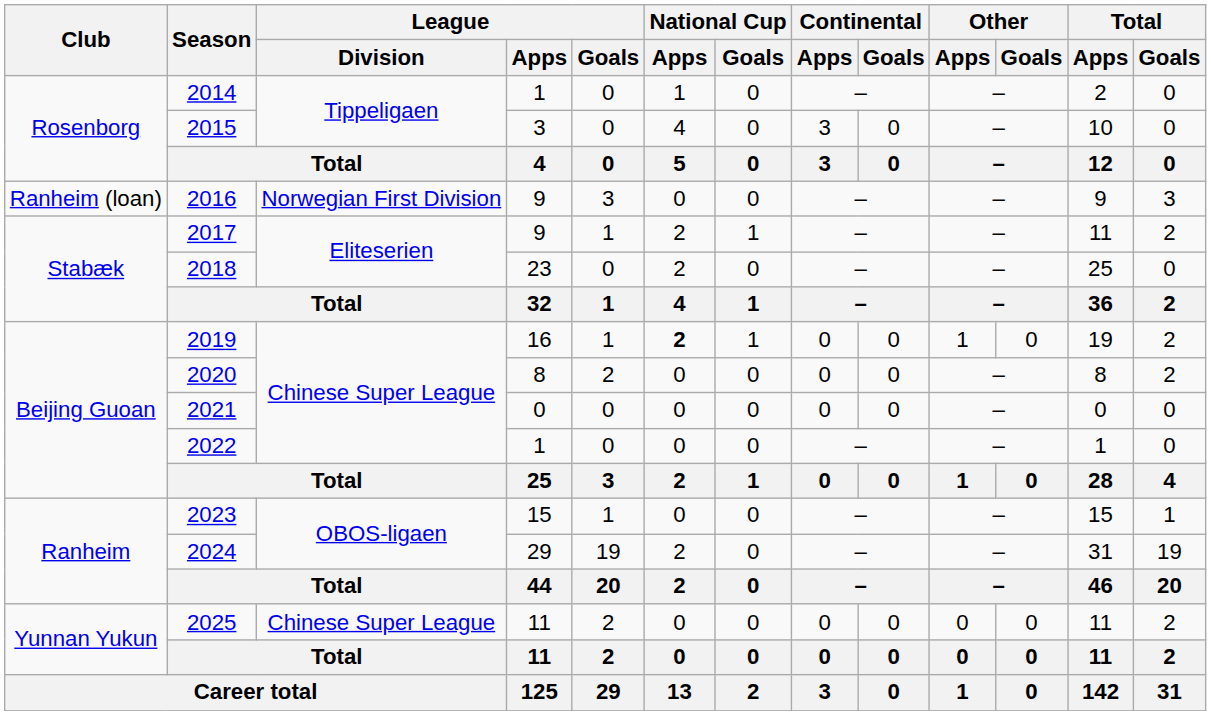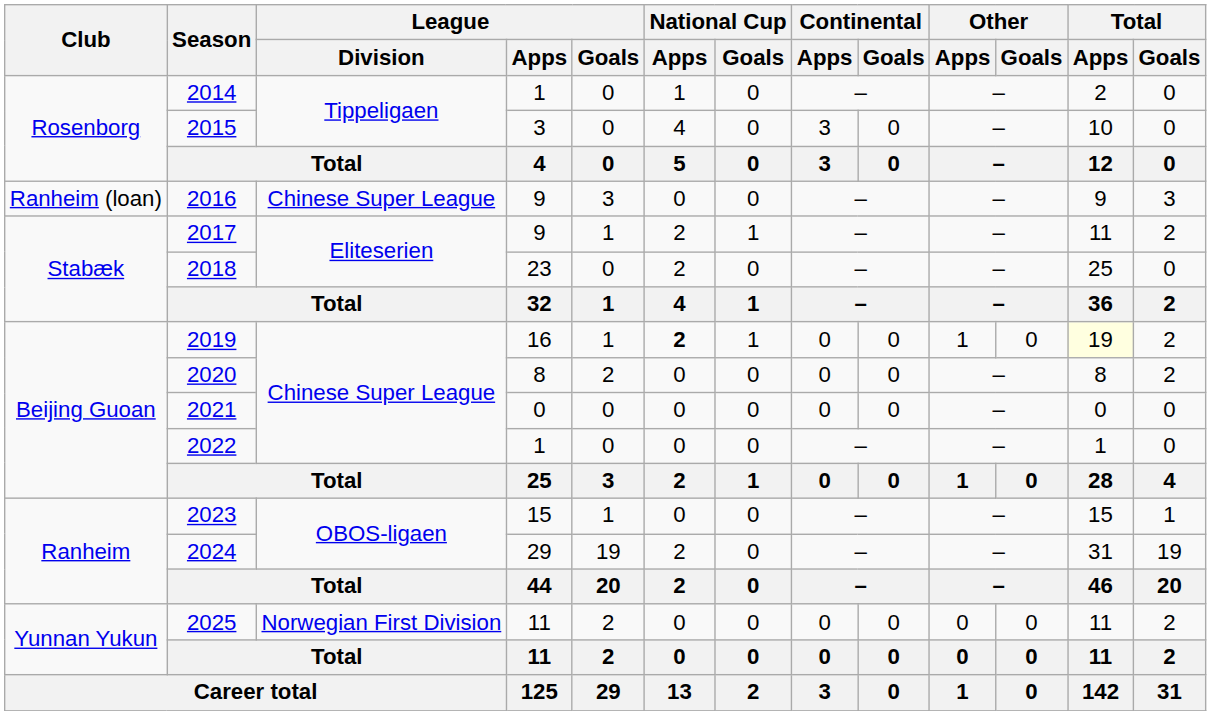(381, 198) Norwegian First Division -> (381, 198) Chinese Super League
(1100, 339) no background -> (1100, 339) lightyellow background
(381, 621) Chinese Super League -> (381, 621) Norwegian First Division
